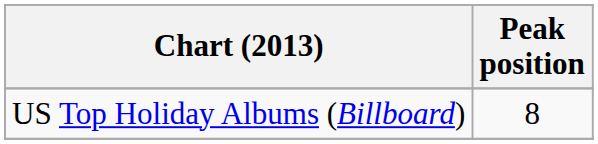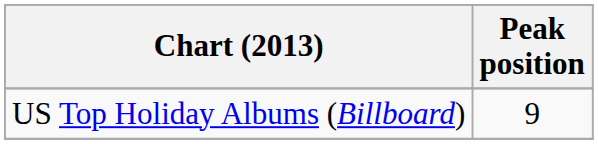(532, 113) 8 -> (532, 113) 9
